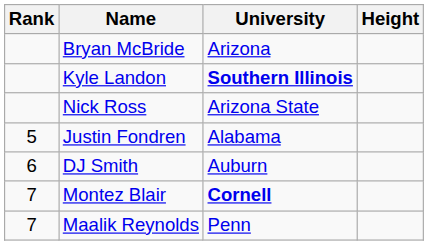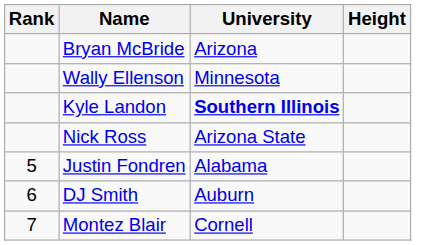+ row: (123, 78)
(239, 195) bold -> (224, 225) normal
- row: (131, 225)
